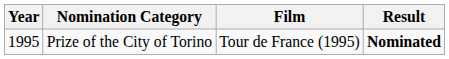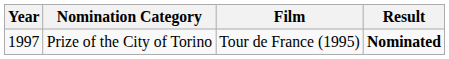(24, 41) 1995 -> (24, 41) 1997
